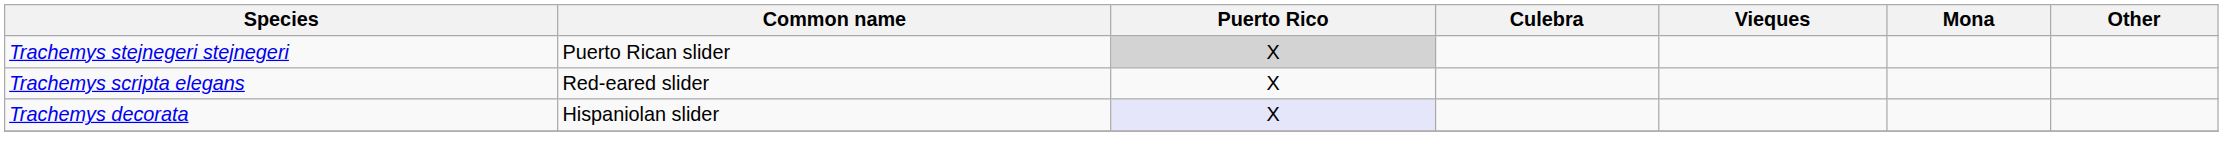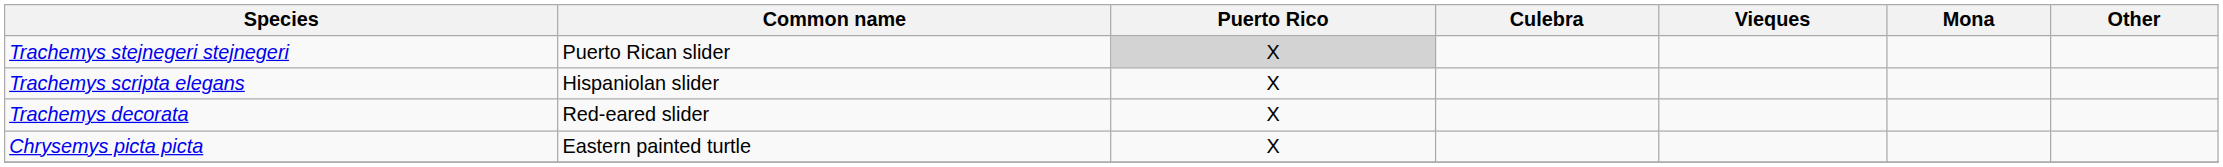(636, 83) Red-eared slider -> (641, 83) Hispaniolan slider
(641, 114) Hispaniolan slider -> (636, 114) Red-eared slider
(1273, 114) lavender background -> (1273, 114) no background
+ row: (106, 146)
